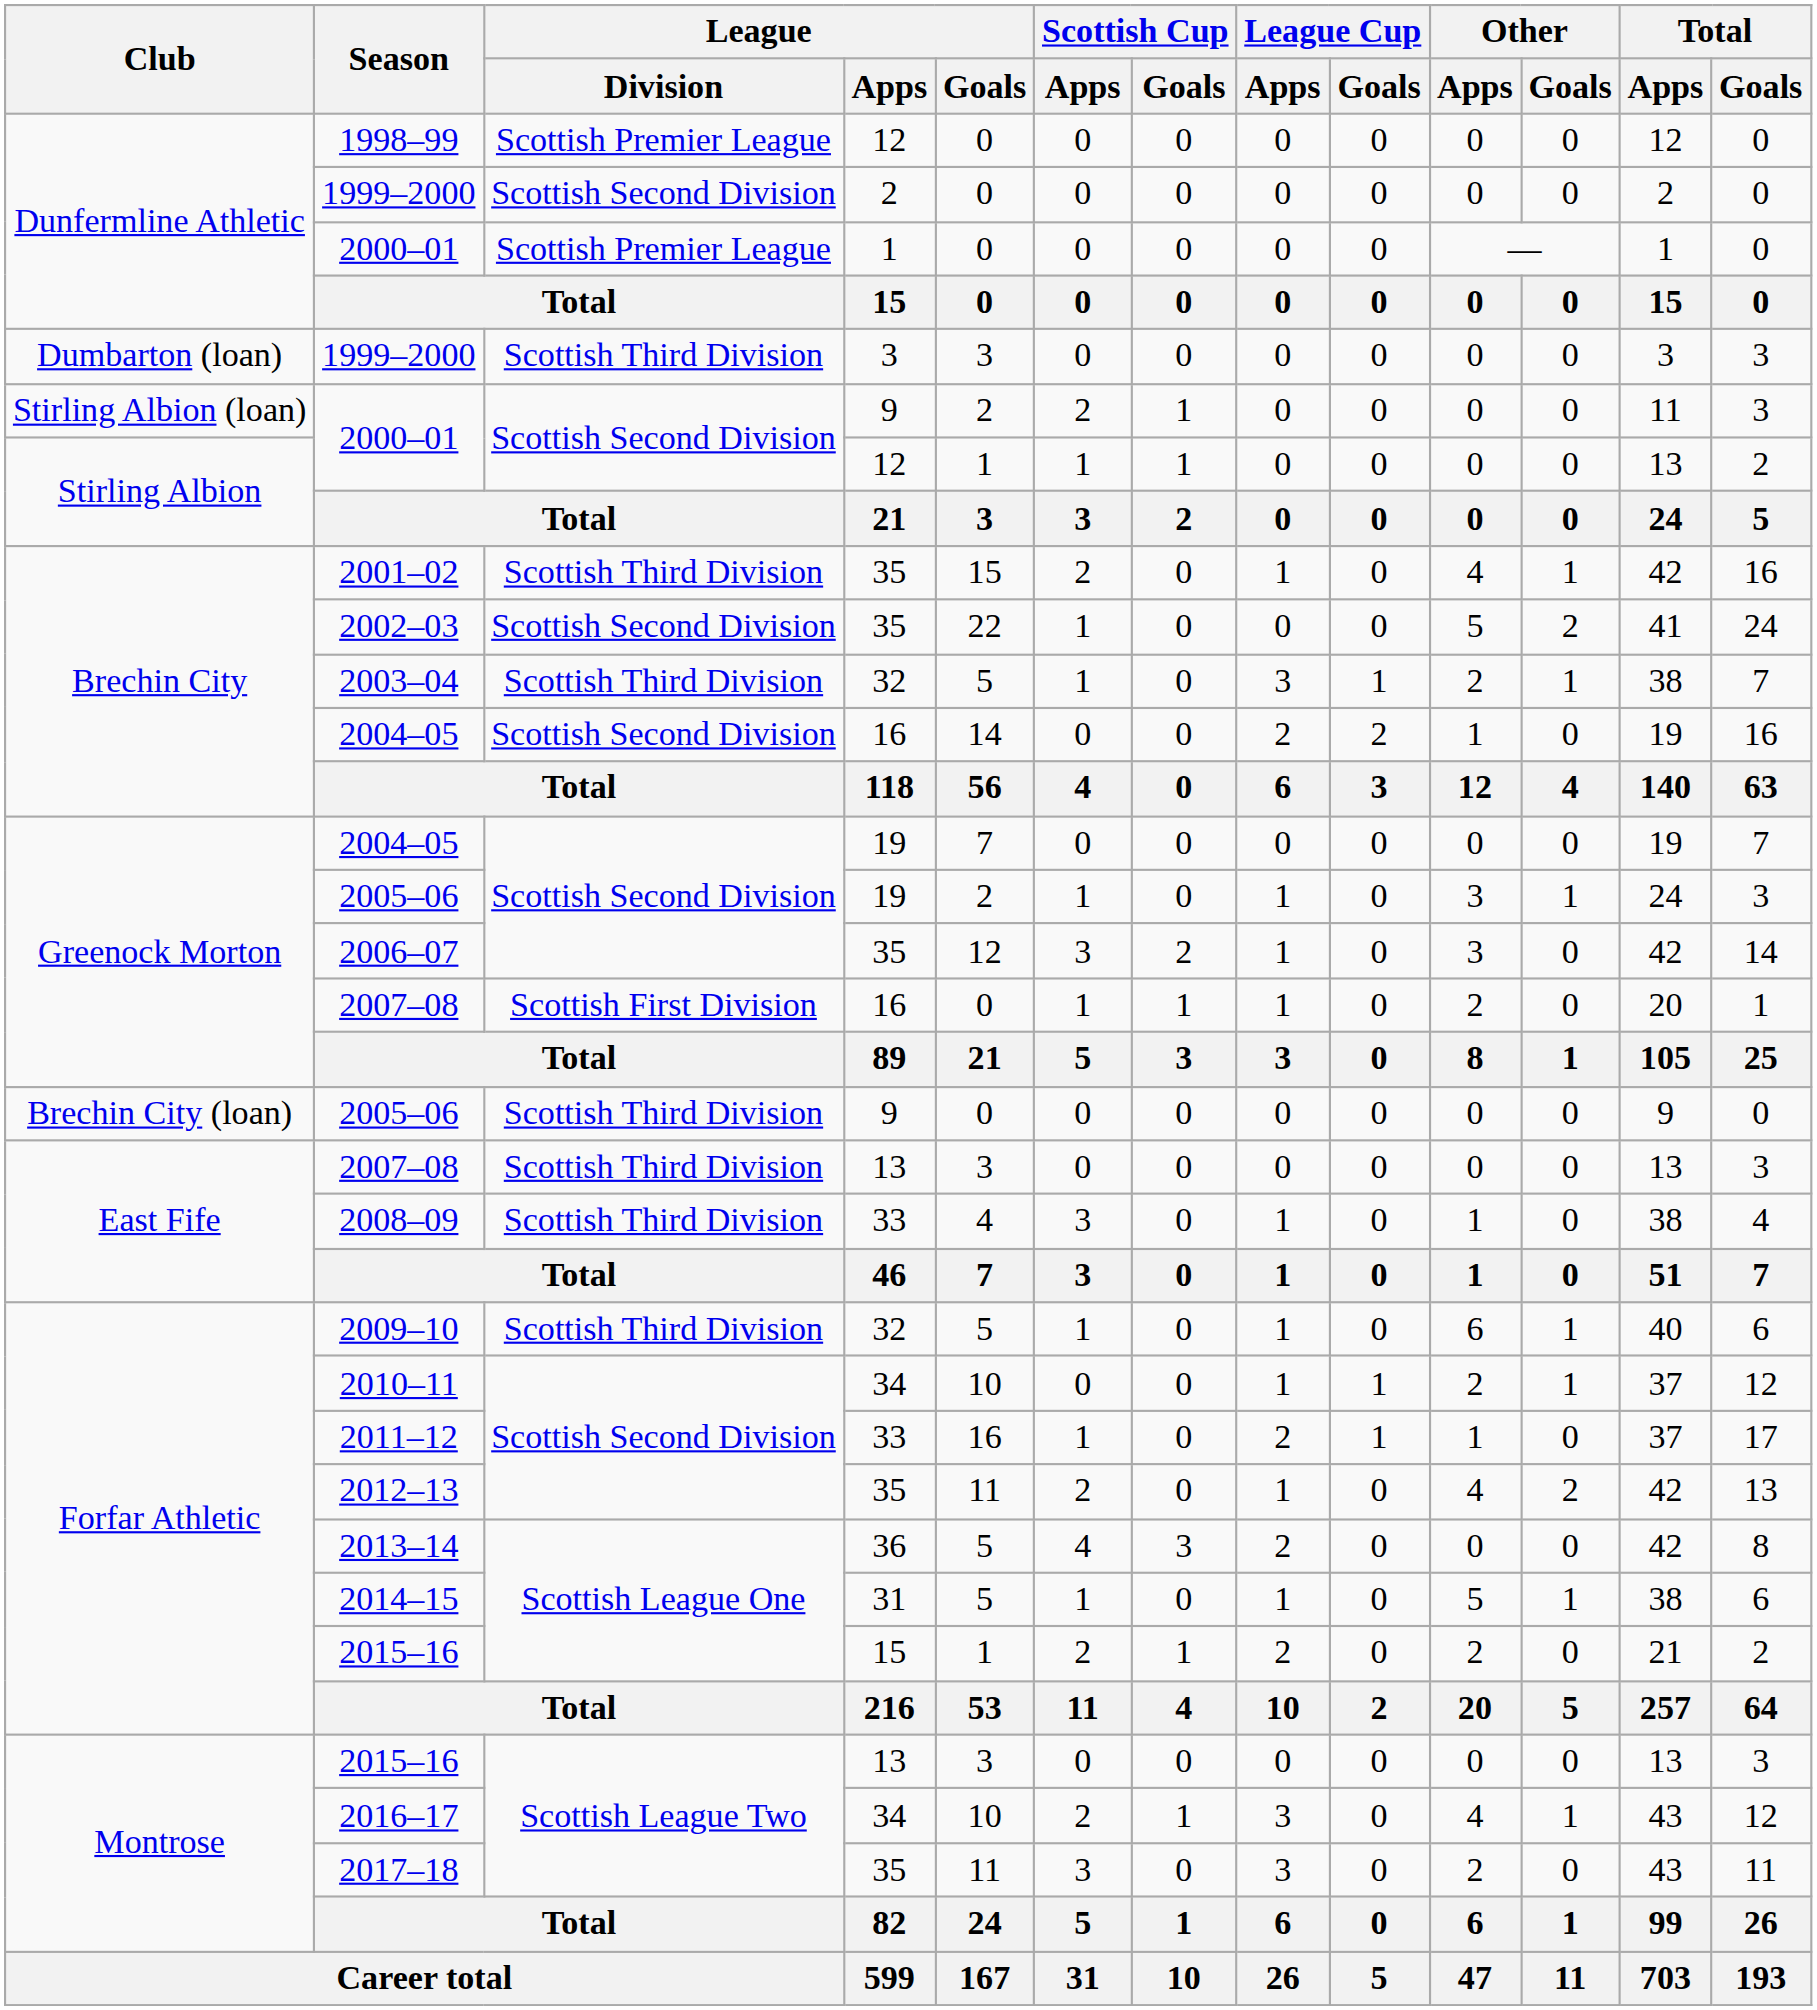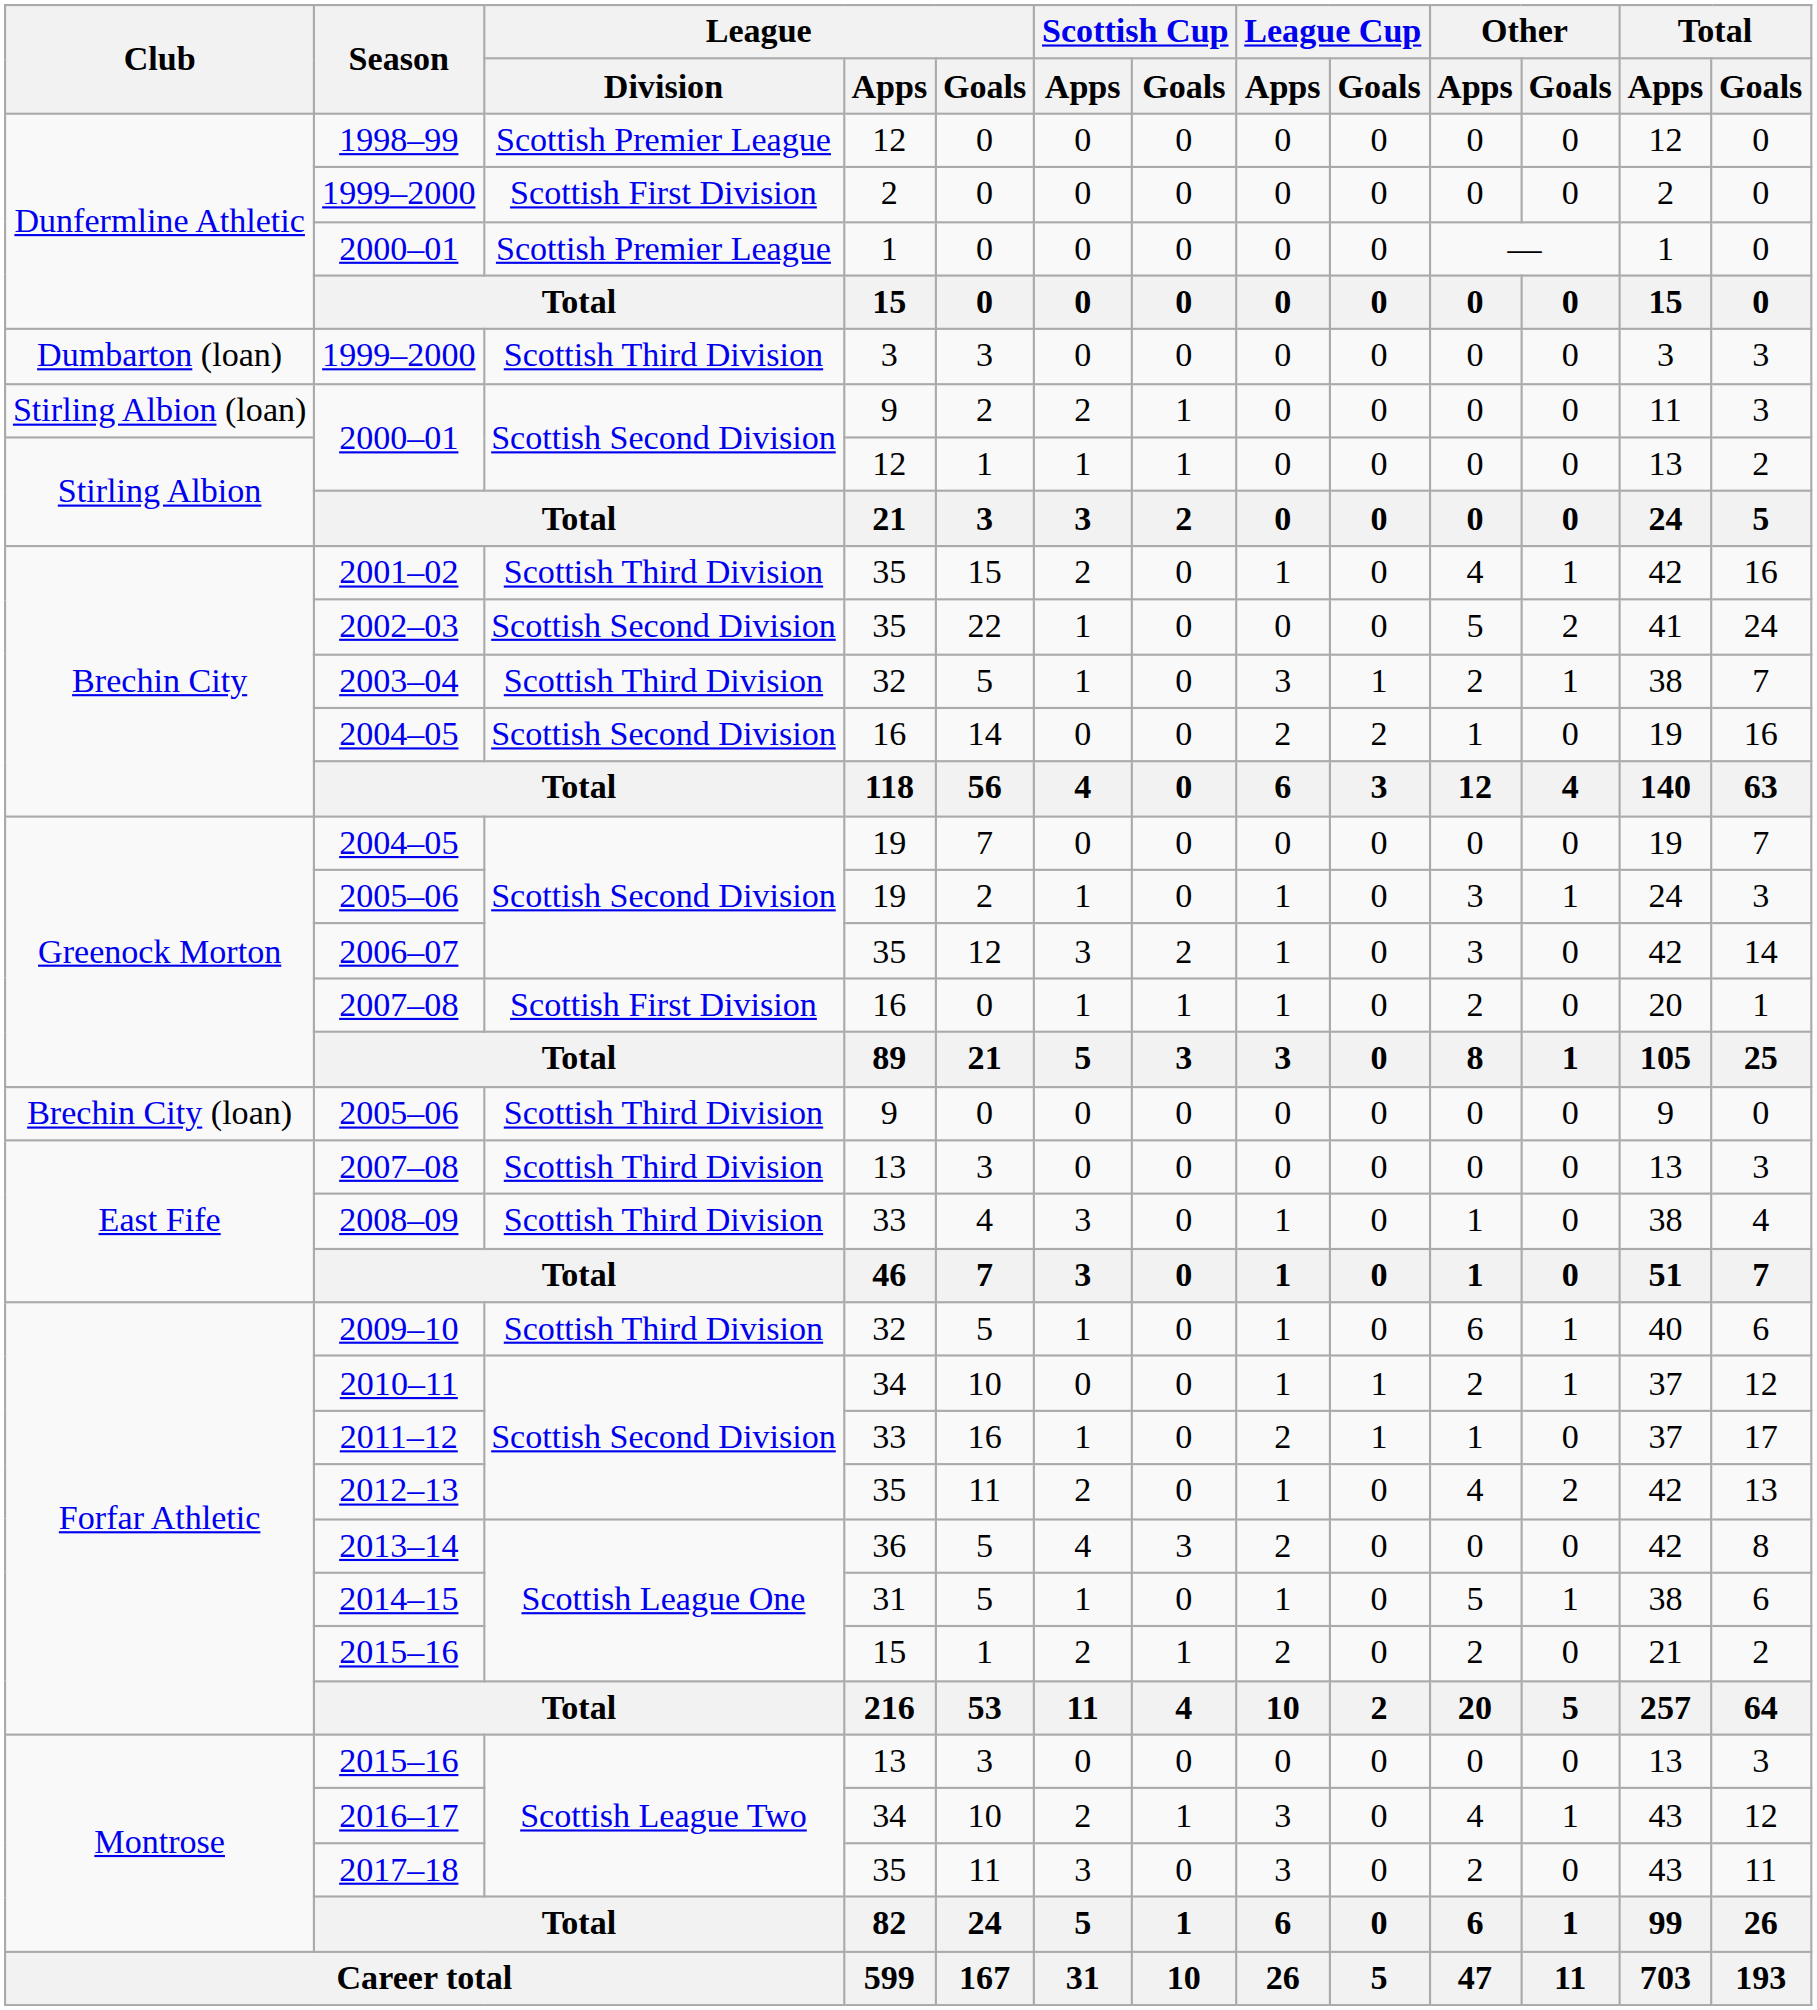(663, 193) Scottish Second Division -> (663, 193) Scottish First Division
